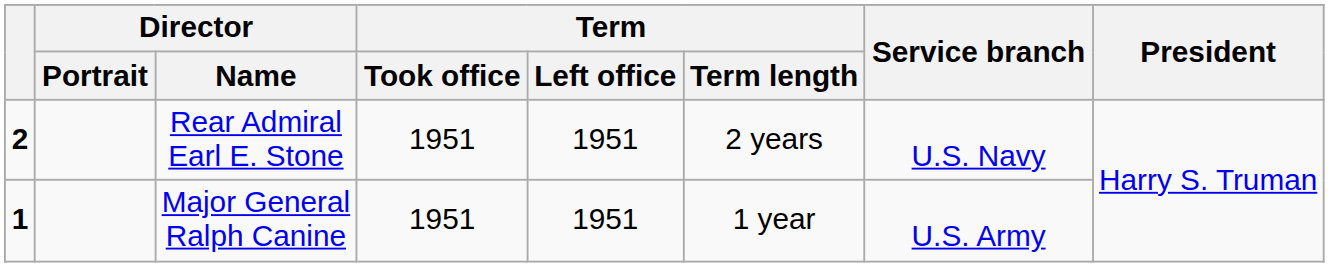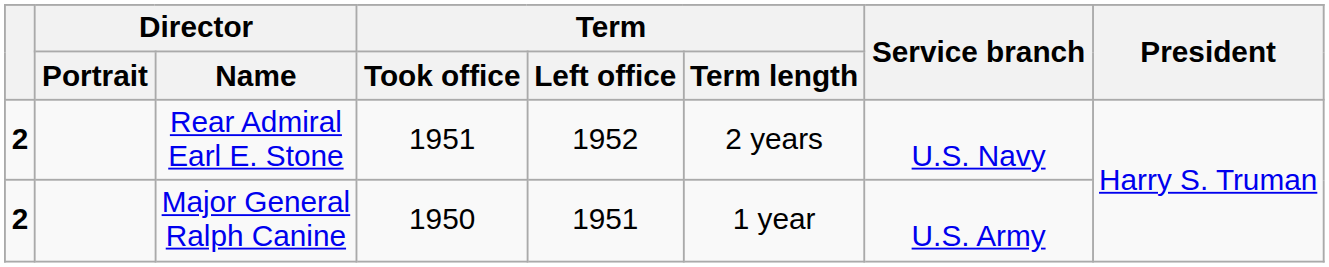(605, 139) 1951 -> (605, 139) 1952
(20, 219) 1 -> (20, 219) 2
(442, 219) 1951 -> (442, 219) 1950
